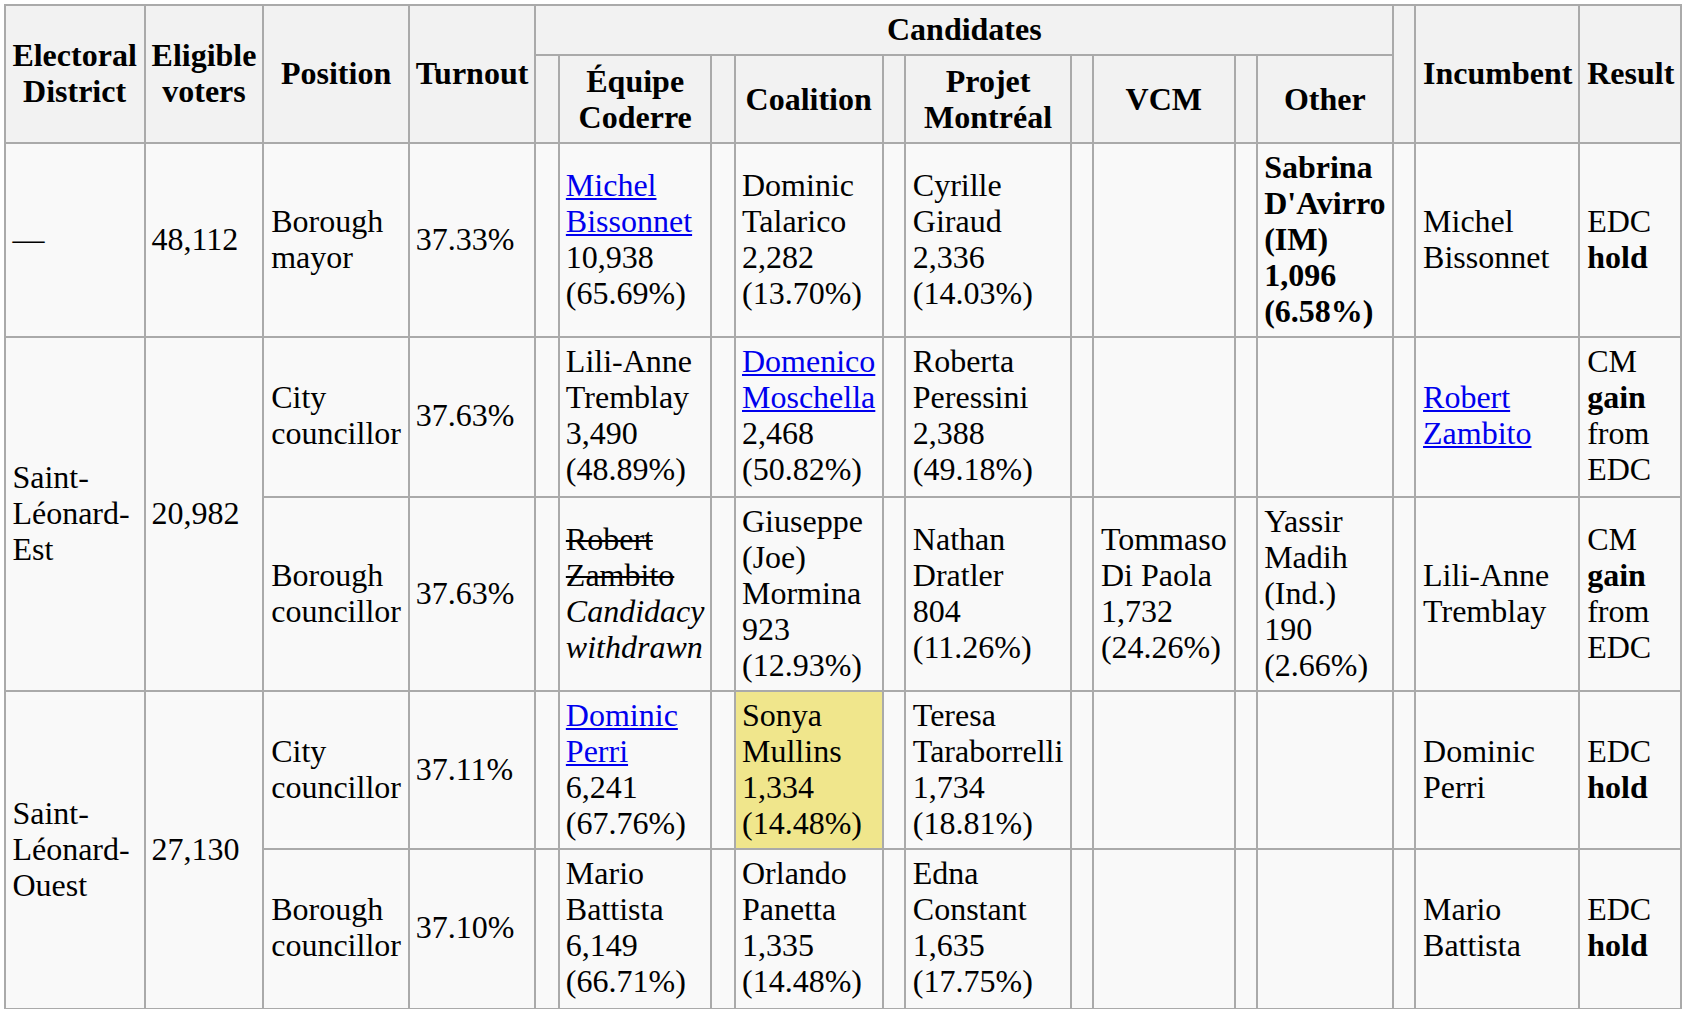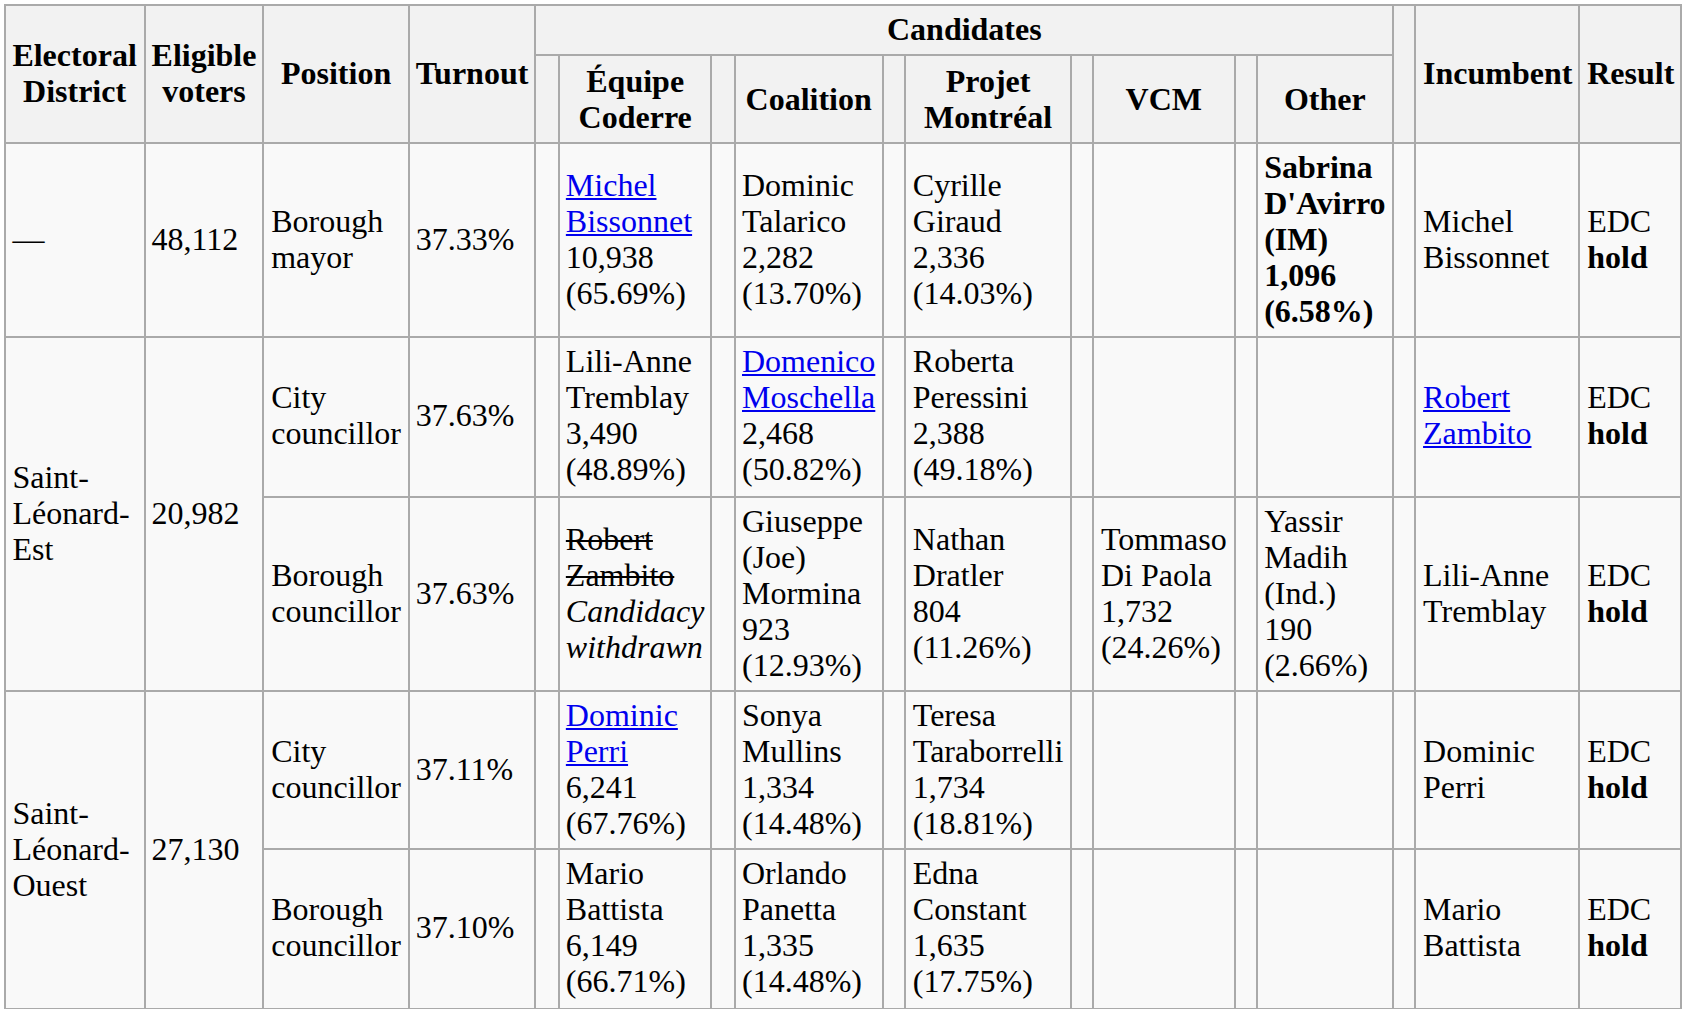(1619, 416) CM gain from EDC -> (1619, 416) EDC hold
(1619, 592) CM gain from EDC -> (1619, 592) EDC hold
(802, 769) khaki background -> (802, 769) no background
